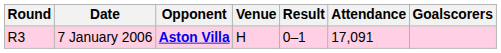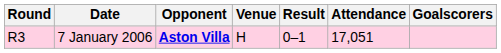(352, 37) 17,091 -> (352, 37) 17,051
